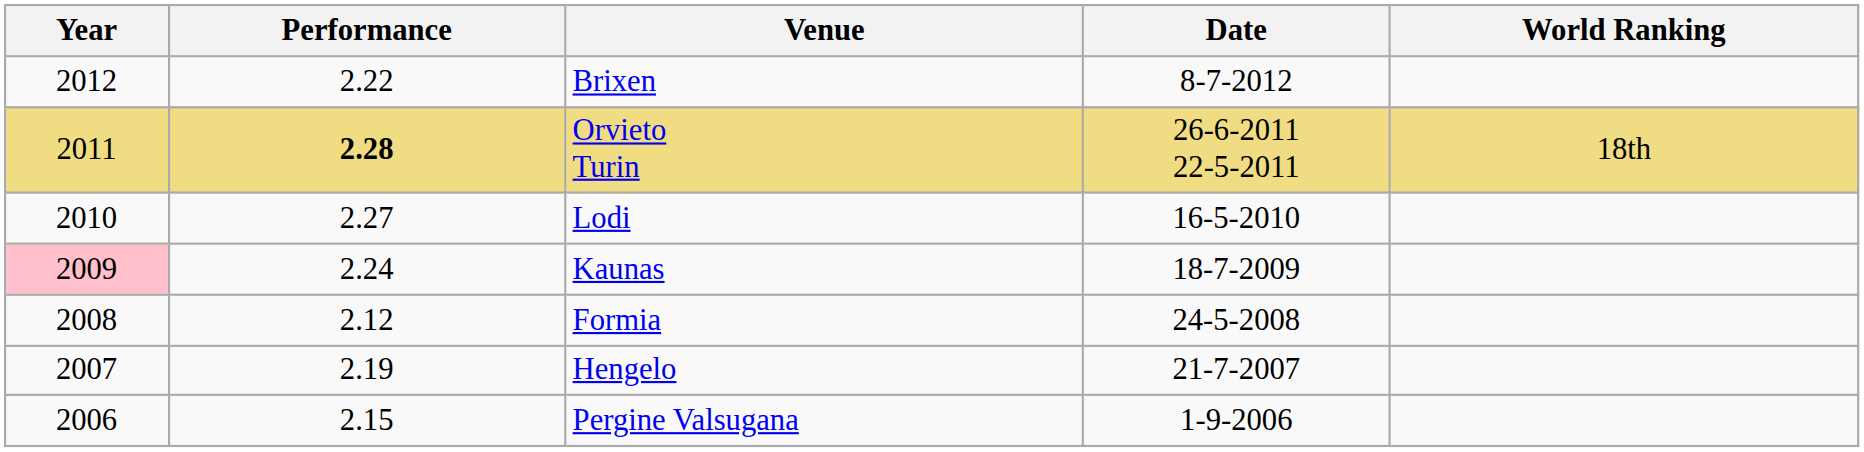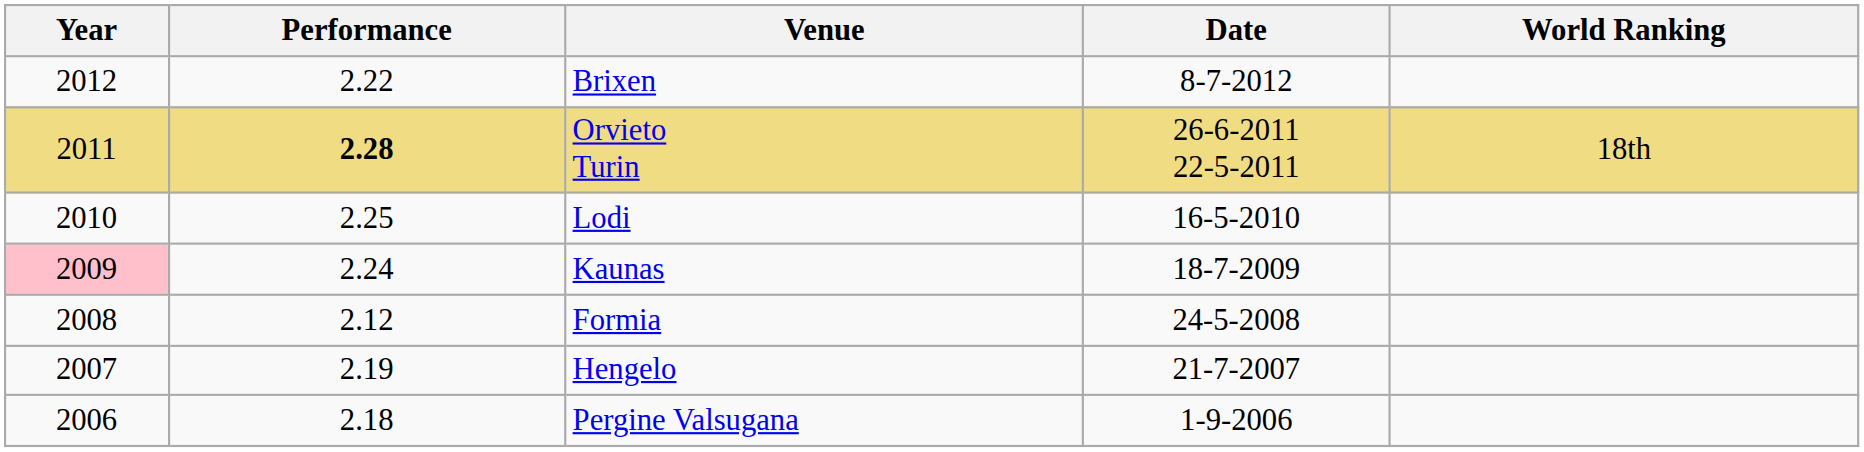(367, 218) 2.27 -> (367, 218) 2.25
(367, 420) 2.15 -> (367, 420) 2.18
